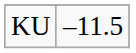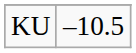(93, 26) –11.5 -> (94, 26) –10.5
